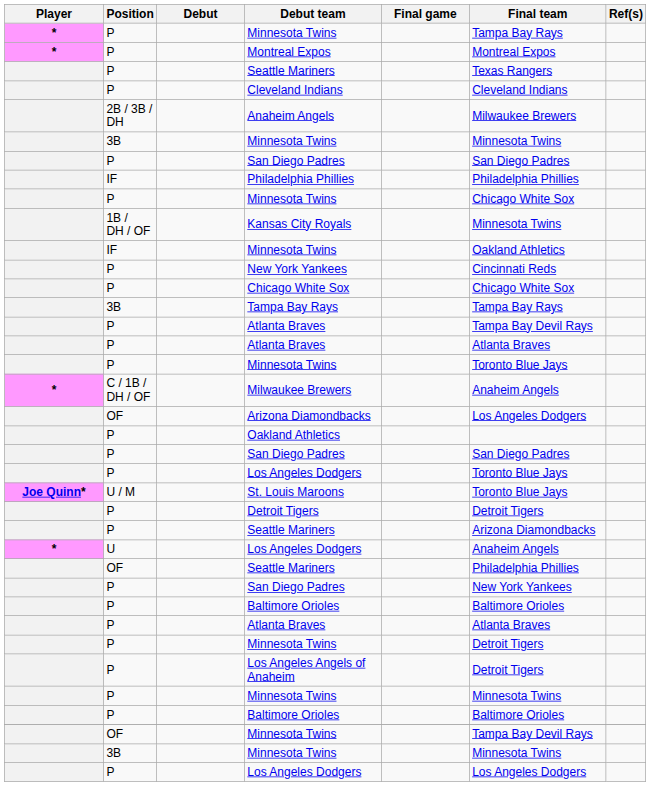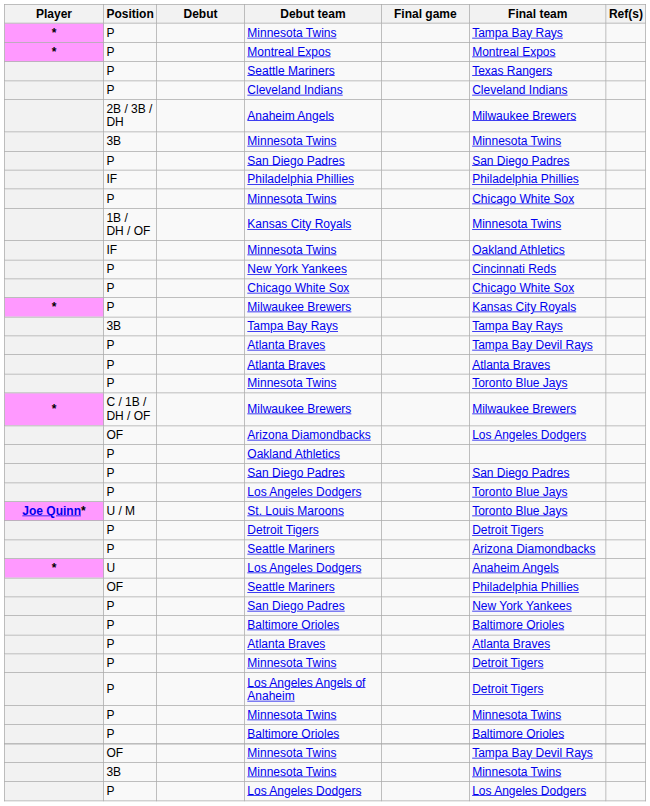+ row: (110, 307)
(515, 390) Anaheim Angels -> (524, 409) Milwaukee Brewers
